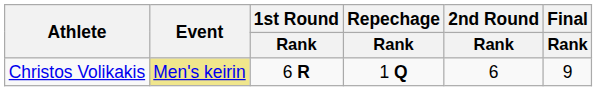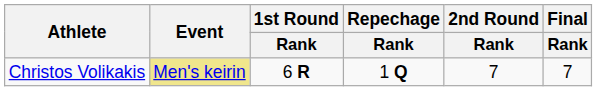(494, 72) 6 -> (494, 72) 7
(568, 72) 9 -> (568, 72) 7
